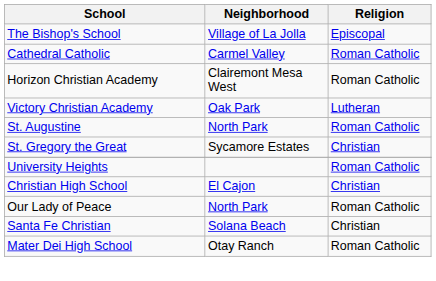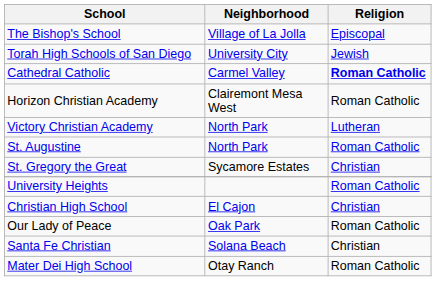+ row: (99, 53)
(375, 53) normal -> (378, 73) bold
(234, 107) Oak Park -> (238, 127) North Park
(238, 206) North Park -> (234, 226) Oak Park
